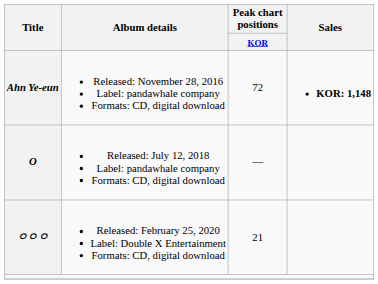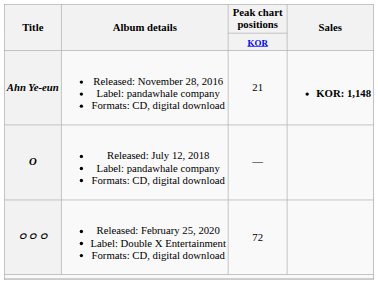(258, 87) 72 -> (258, 87) 21
(258, 237) 21 -> (258, 237) 72
